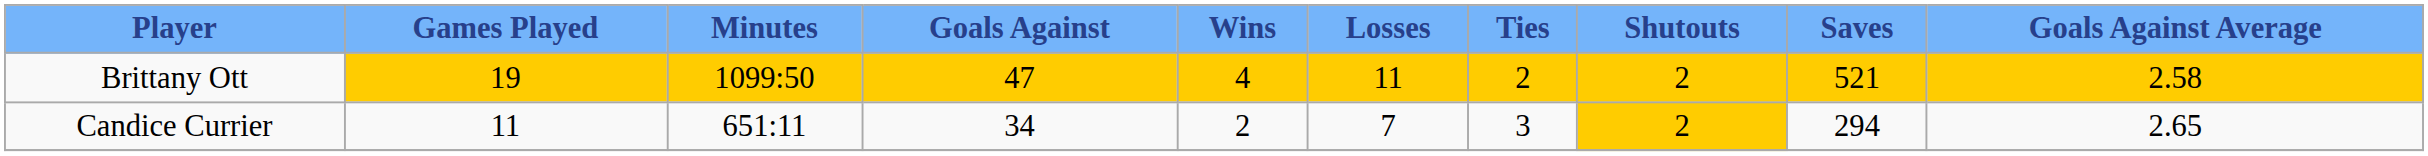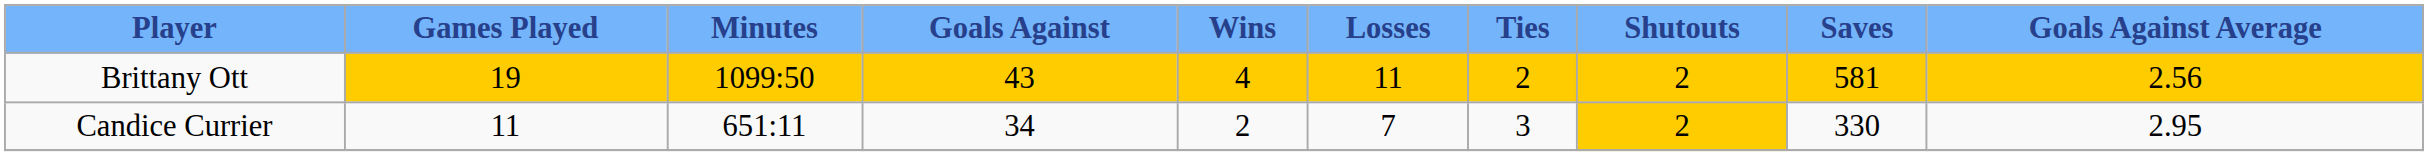(1019, 77) 47 -> (1019, 77) 43
(1857, 77) 521 -> (1857, 77) 581
(2175, 77) 2.58 -> (2175, 77) 2.56
(1857, 125) 294 -> (1857, 125) 330
(2175, 125) 2.65 -> (2175, 125) 2.95
